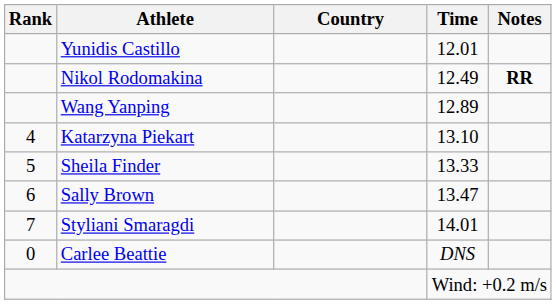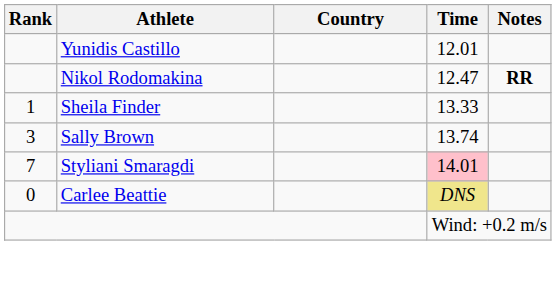(458, 78) 12.49 -> (458, 78) 12.47
- row: (115, 107)
- row: (127, 136)
(31, 166) 5 -> (31, 107) 1
(31, 195) 6 -> (31, 136) 3
(458, 195) 13.47 -> (458, 136) 13.74
(458, 225) no background -> (458, 166) pink background
(458, 254) no background -> (458, 195) khaki background
